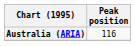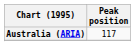(109, 34) 116 -> (109, 34) 117
